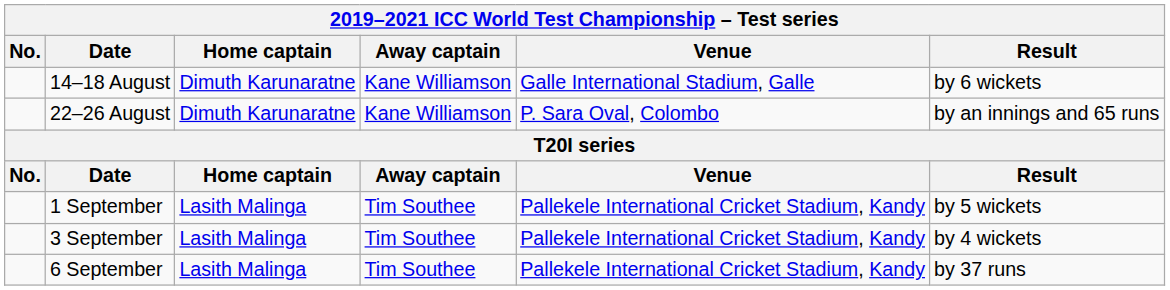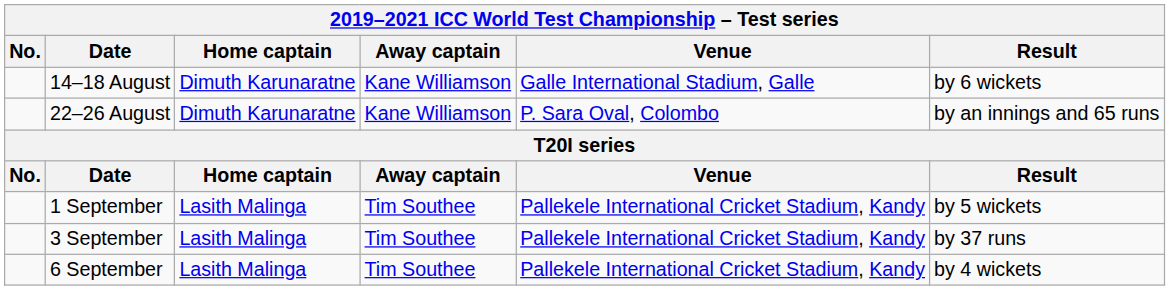(988, 238) by 4 wickets -> (980, 238) by 37 runs
(980, 269) by 37 runs -> (988, 269) by 4 wickets
